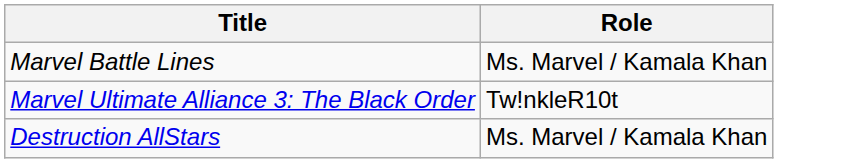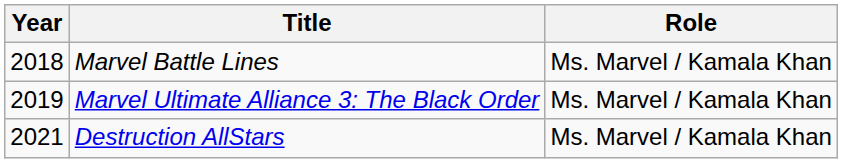+ column: (37, 23)
(552, 99) Tw!nkleR10t -> (691, 99) Ms. Marvel / Kamala Khan
